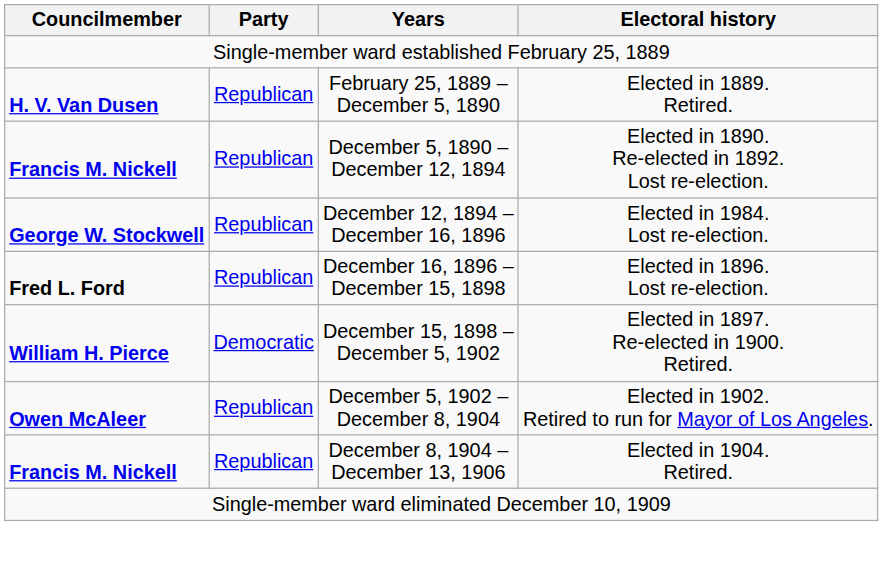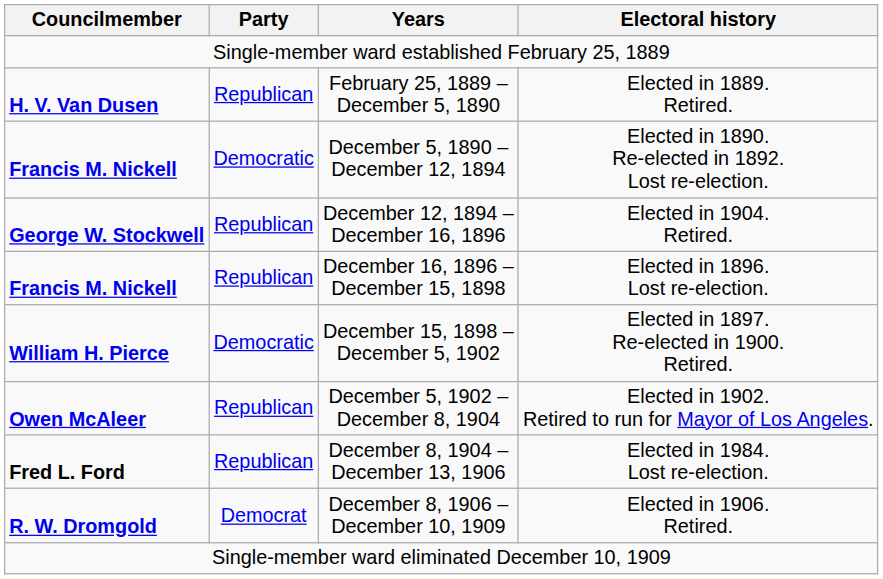(264, 159) Republican -> (264, 159) Democratic
(698, 224) Elected in 1984. Lost re-election. -> (698, 224) Elected in 1904. Retired.
(67, 289) Fred L. Ford -> (93, 289) Francis M. Nickell
(93, 472) Francis M. Nickell -> (67, 472) Fred L. Ford
(698, 461) Elected in 1904. Retired. -> (698, 461) Elected in 1984. Lost re-election.
+ row: (418, 515)
